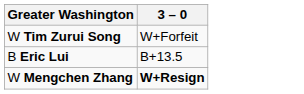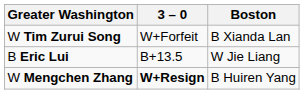+ column: (253, 15)
